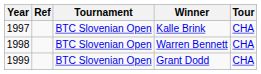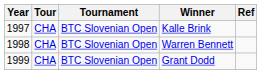columns swapped: (243, 12) <-> (42, 12)
